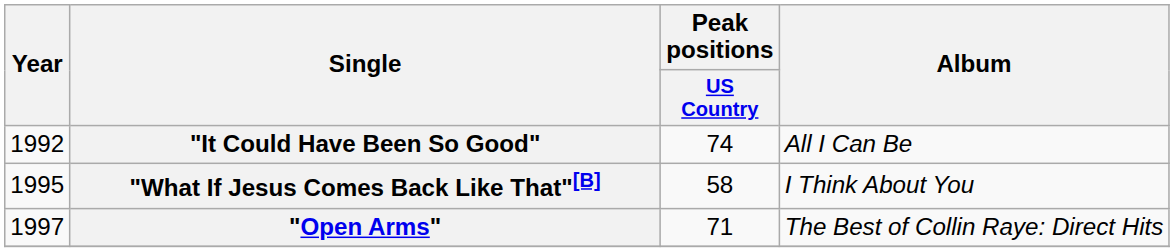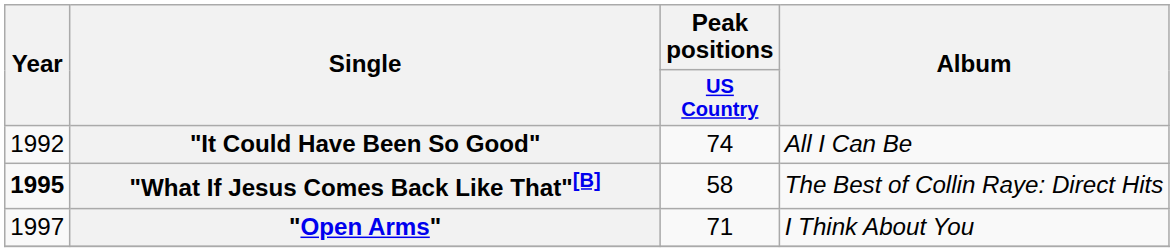(37, 185) normal -> (37, 185) bold
(879, 185) I Think About You -> (974, 185) The Best of Collin Raye: Direct Hits
(974, 227) The Best of Collin Raye: Direct Hits -> (879, 227) I Think About You
